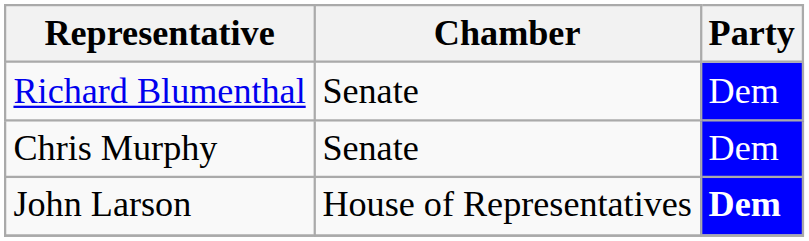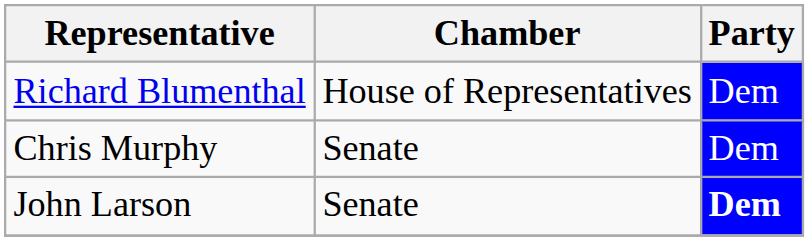(371, 90) Senate -> (507, 90) House of Representatives
(507, 205) House of Representatives -> (371, 205) Senate
